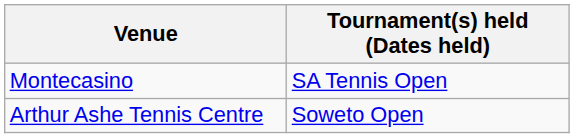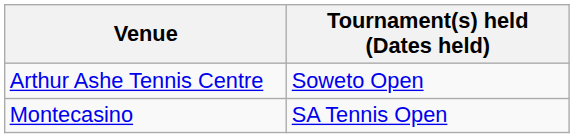rows swapped: (137, 115) <-> (71, 80)
